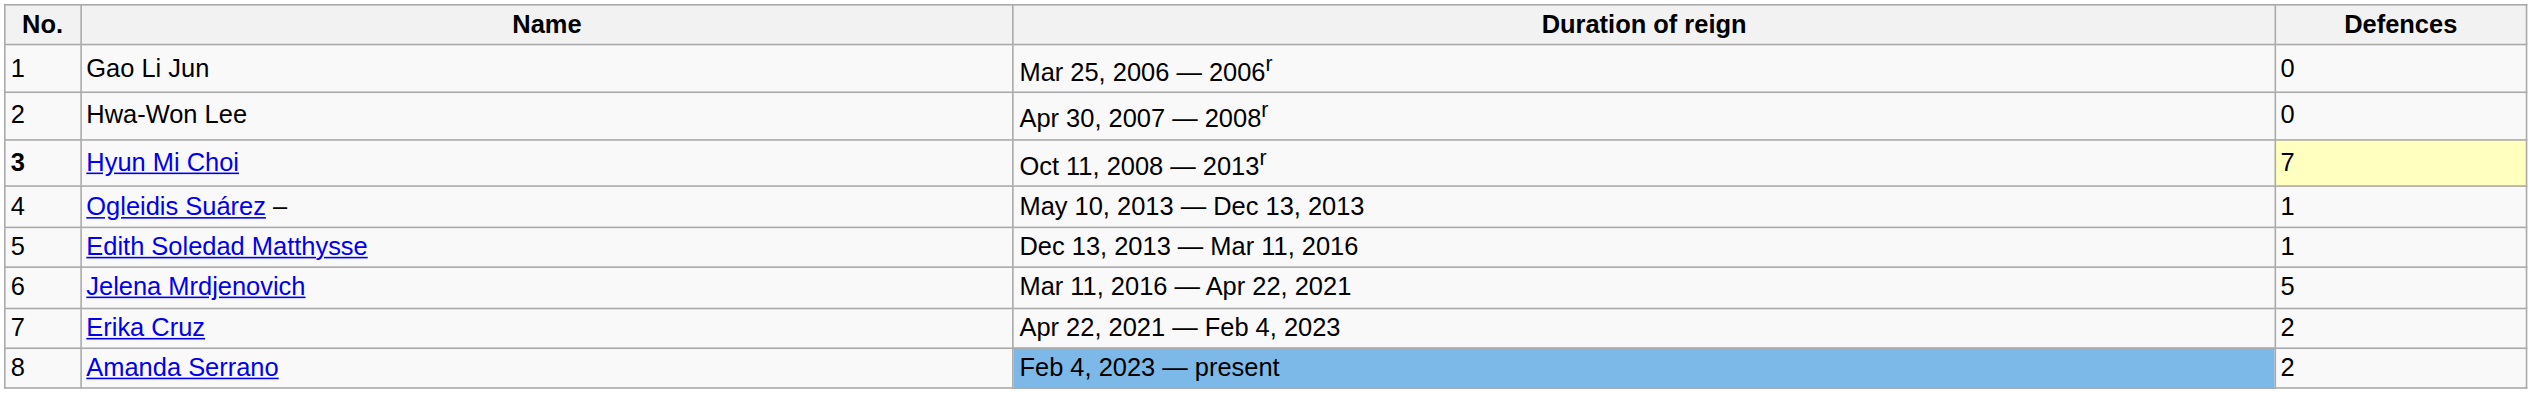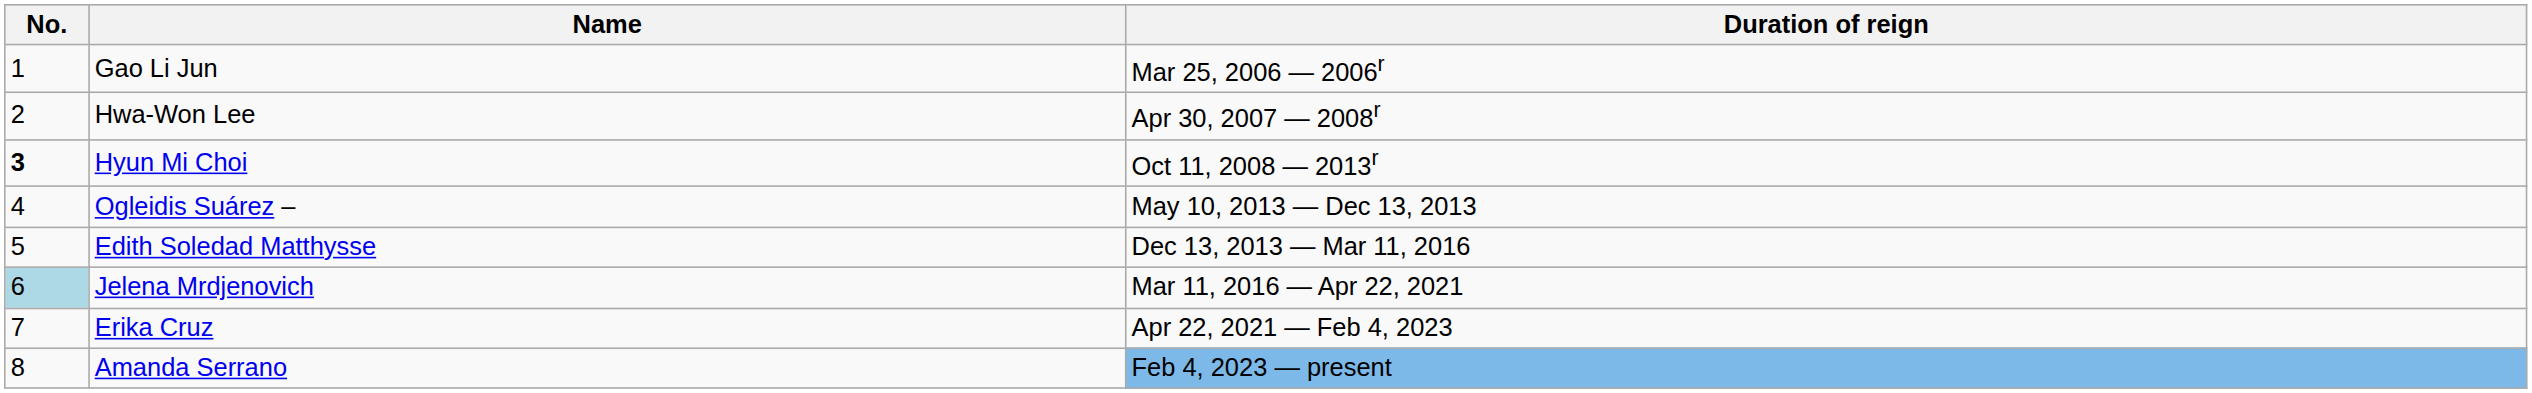- column: (2401, 24)
(18, 287) no background -> (18, 287) lightblue background
